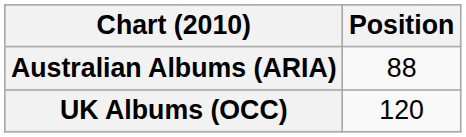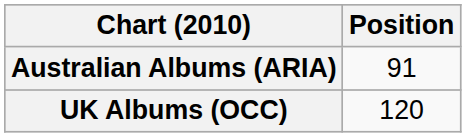(402, 68) 88 -> (402, 68) 91
